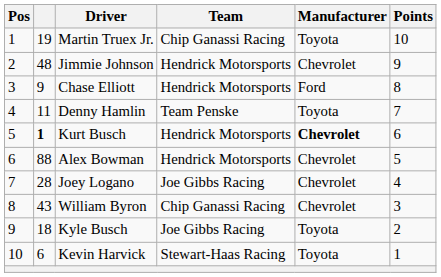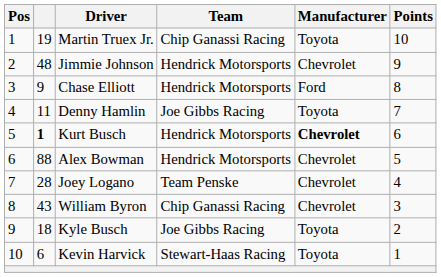(199, 110) Team Penske -> (212, 110) Joe Gibbs Racing
(212, 182) Joe Gibbs Racing -> (199, 182) Team Penske
